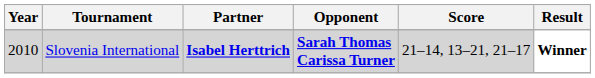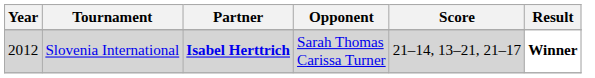(23, 51) 2010 -> (23, 51) 2012
(346, 51) bold -> (341, 51) normal
